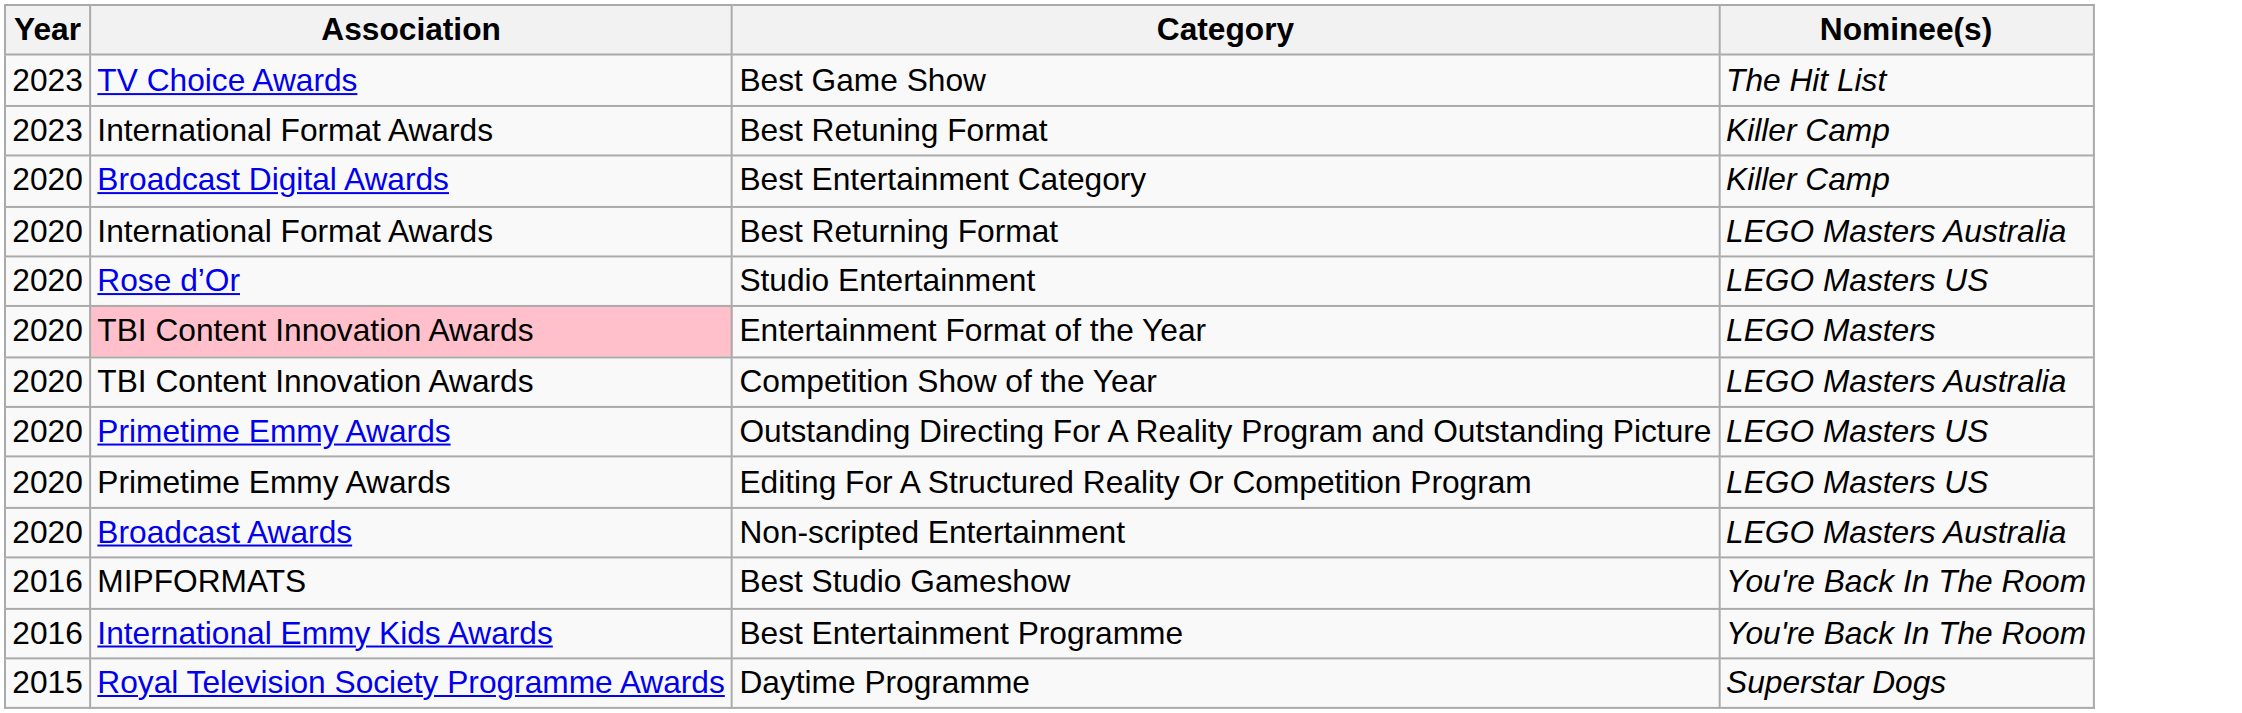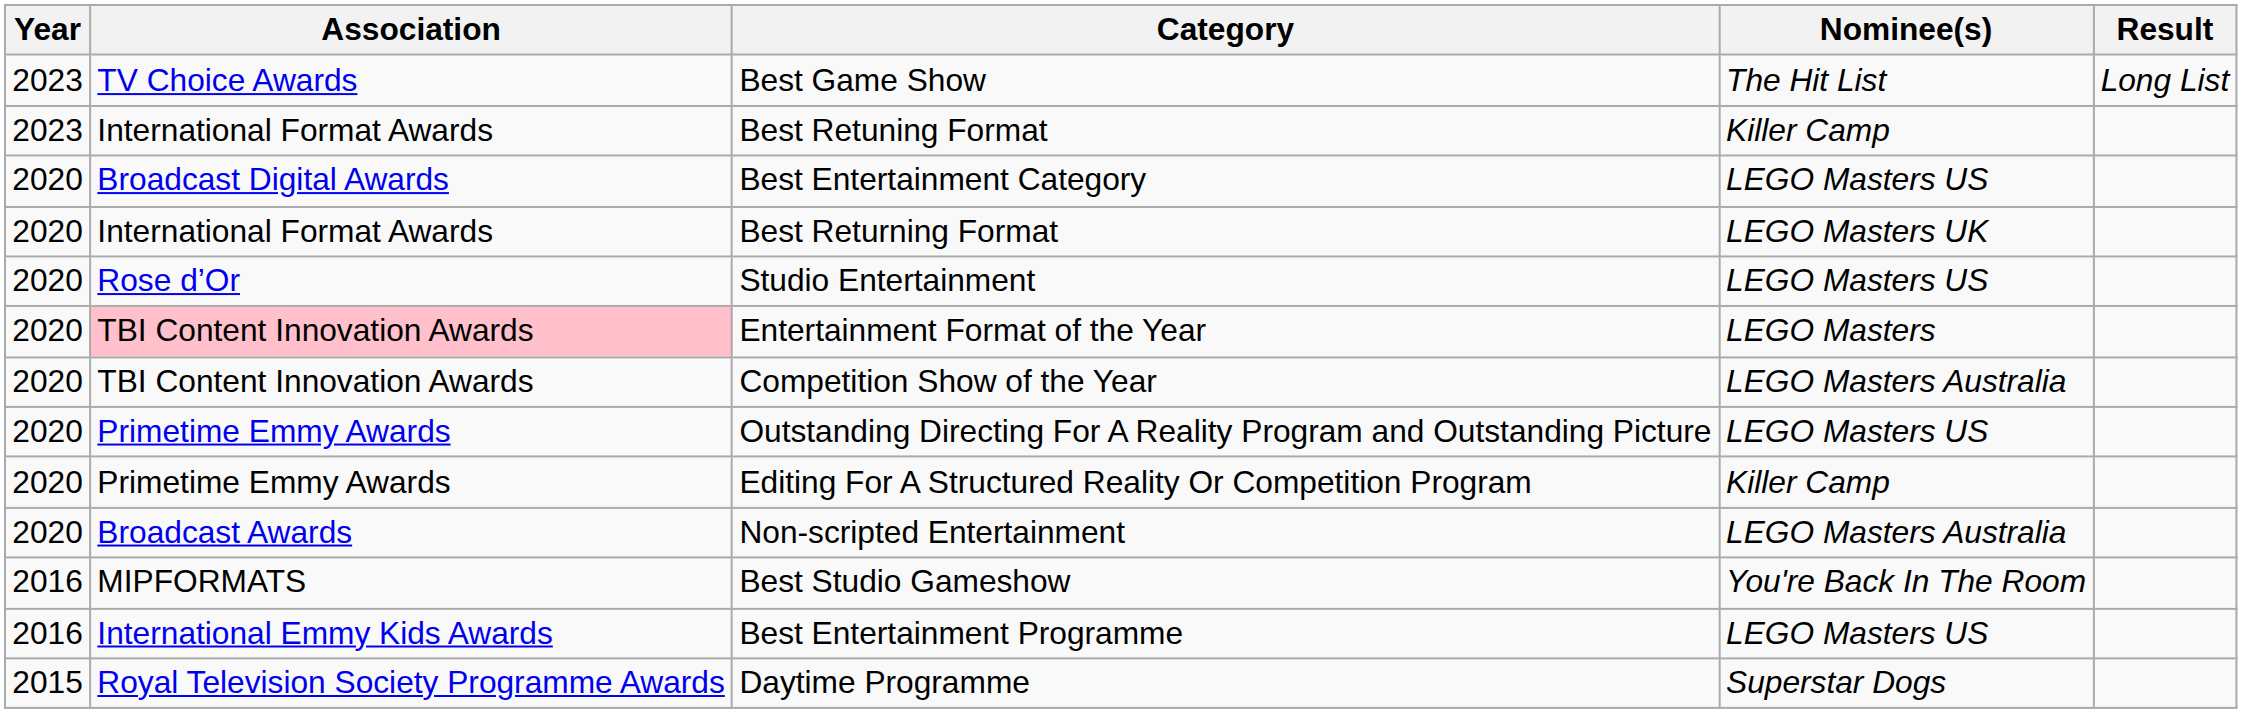+ column: (2165, 29)
(1808, 180) Killer Camp -> (1857, 180) LEGO Masters US
(1896, 230) LEGO Masters Australia -> (1857, 230) LEGO Masters UK
(1857, 481) LEGO Masters US -> (1808, 481) Killer Camp
(1906, 632) You're Back In The Room -> (1857, 632) LEGO Masters US
